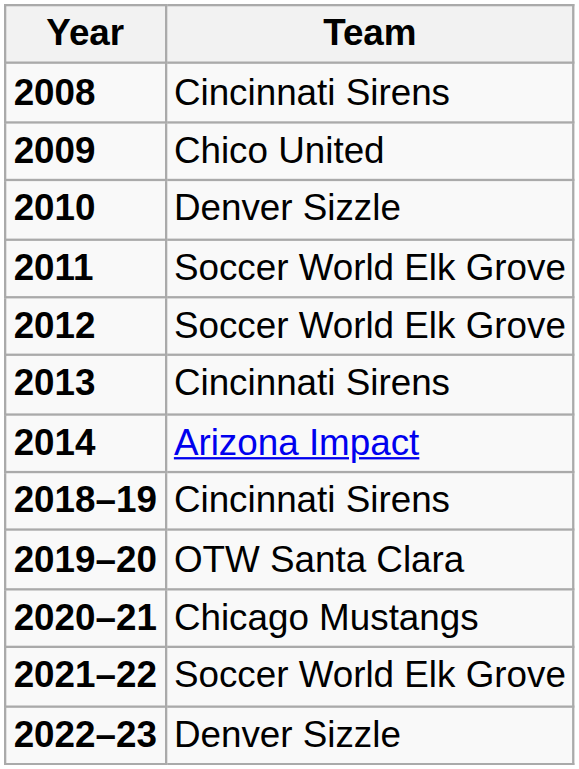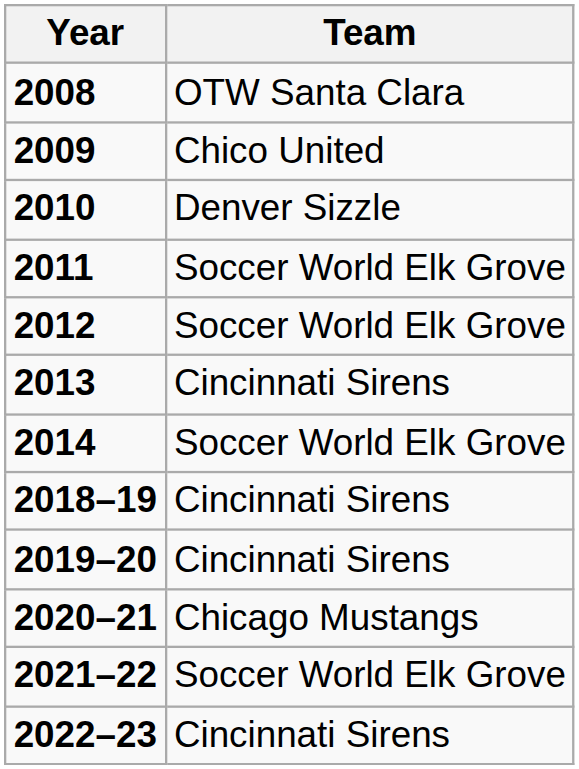(312, 92) Cincinnati Sirens -> (319, 92) OTW Santa Clara
(297, 442) Arizona Impact -> (370, 442) Soccer World Elk Grove
(319, 558) OTW Santa Clara -> (312, 558) Cincinnati Sirens
(287, 734) Denver Sizzle -> (312, 734) Cincinnati Sirens
